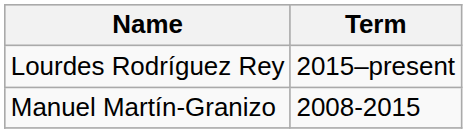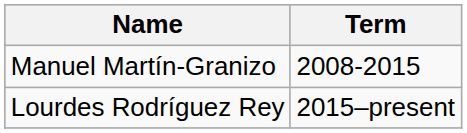rows swapped: (143, 107) <-> (148, 66)
